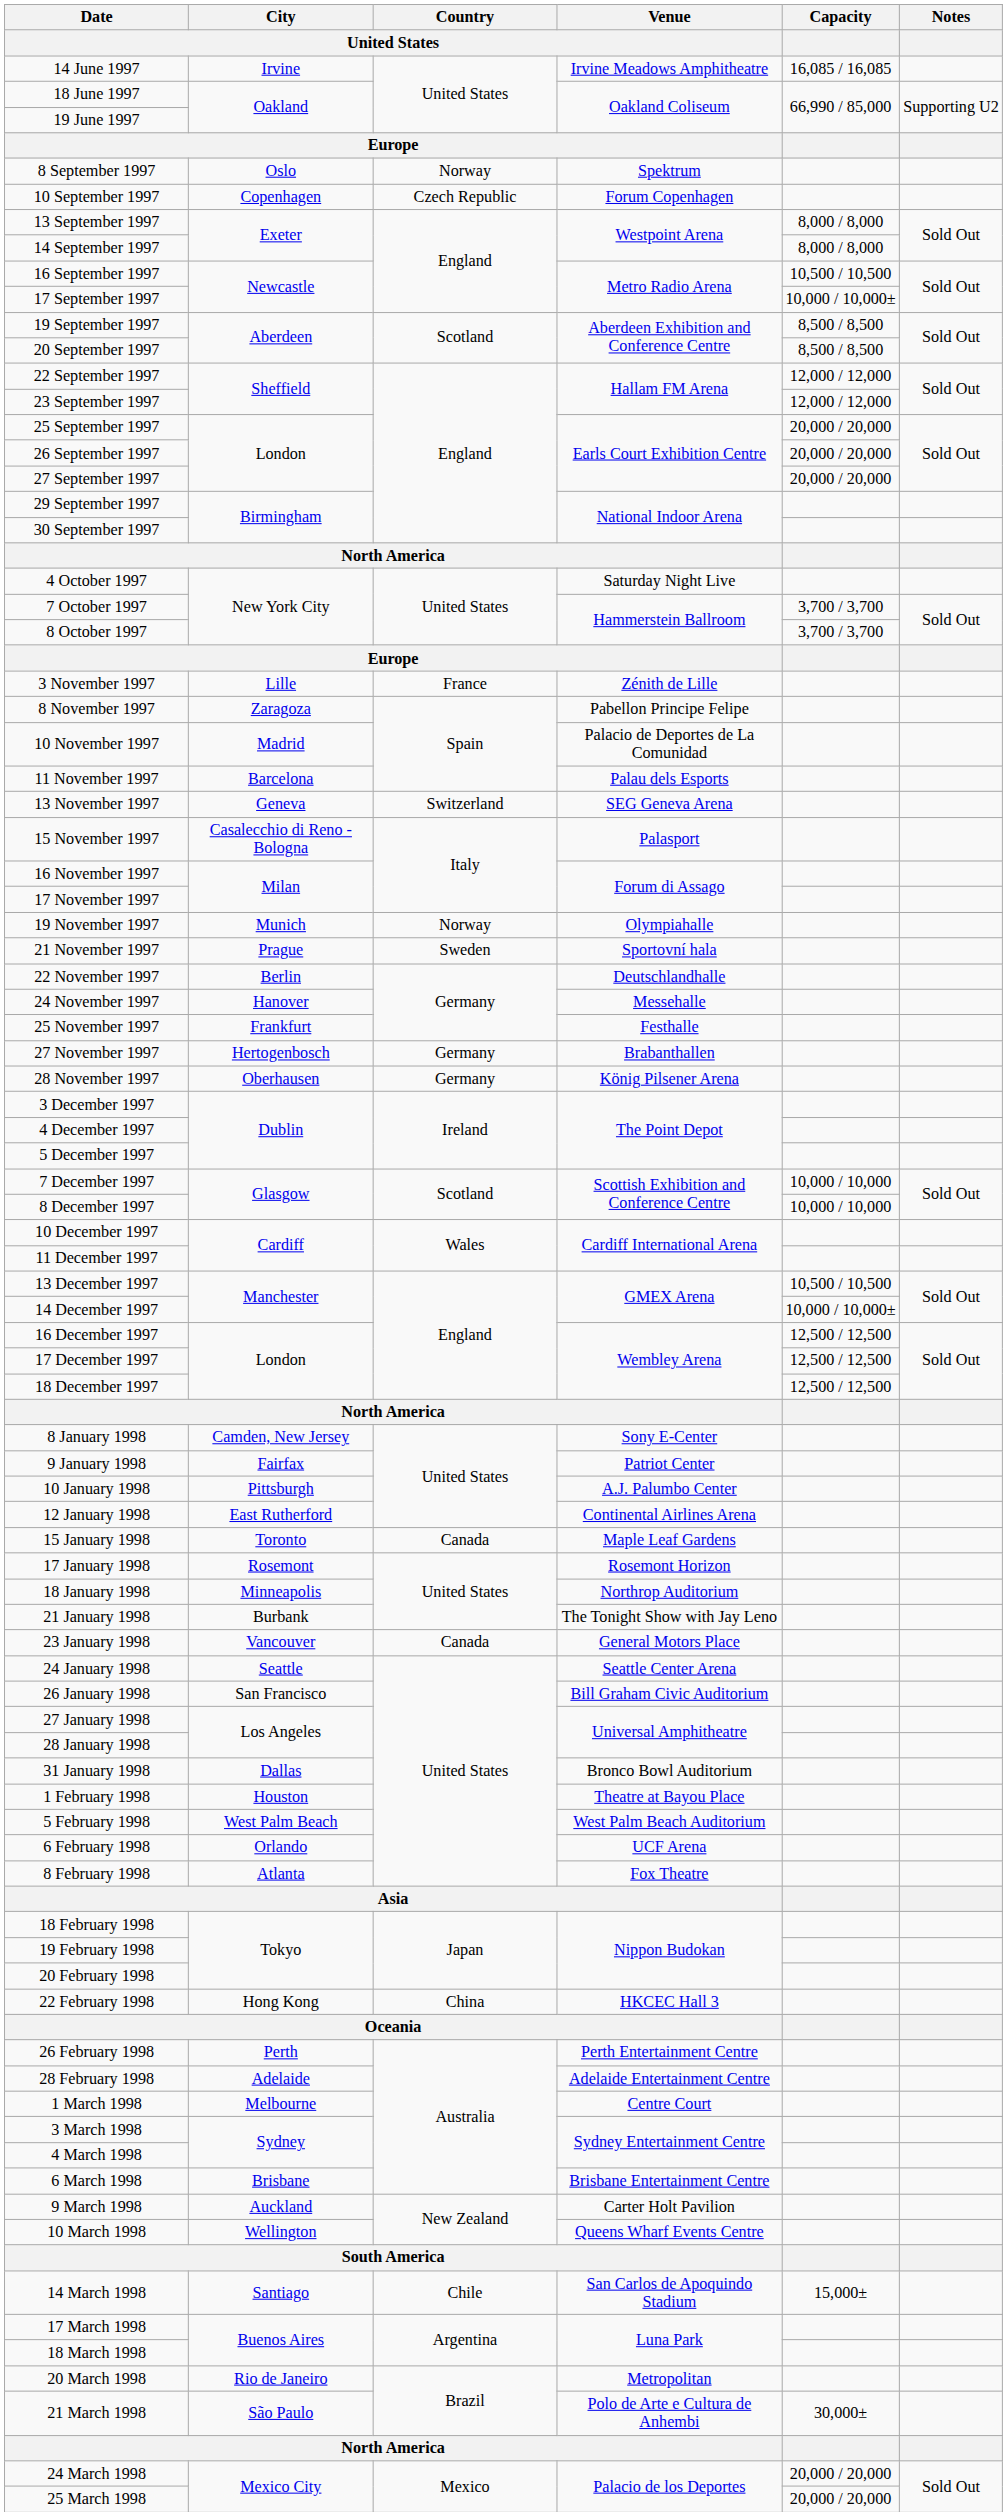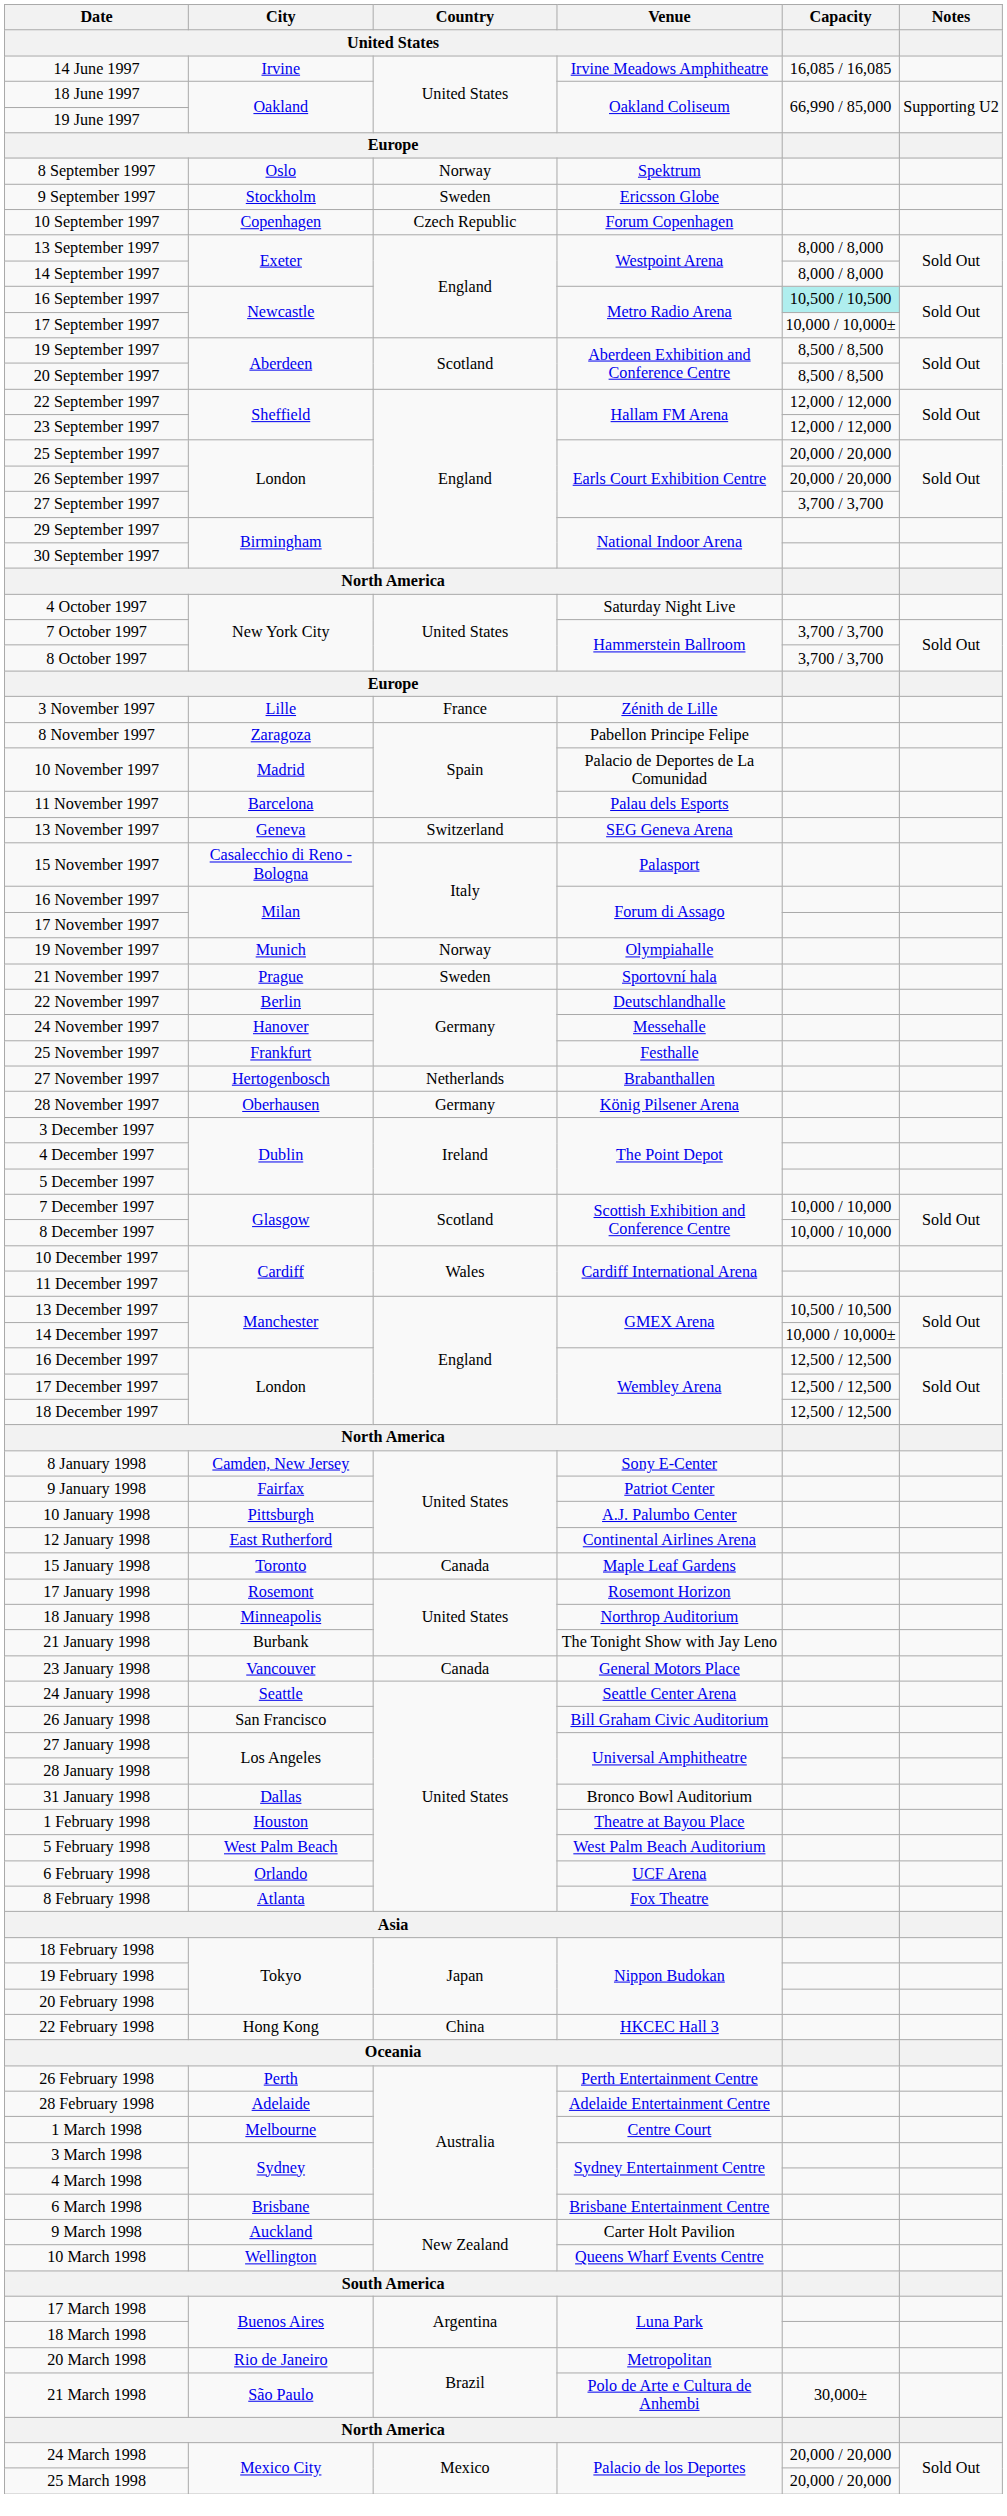+ row: (97, 196)
(841, 273) no background -> (841, 299) paleturquoise background
(841, 478) 20,000 / 20,000 -> (841, 504) 3,700 / 3,700
(465, 1053) Germany -> (465, 1078) Netherlands
- row: (97, 2292)
